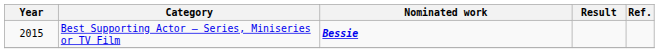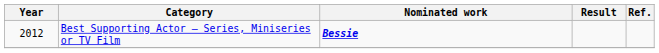(31, 34) 2015 -> (31, 34) 2012
